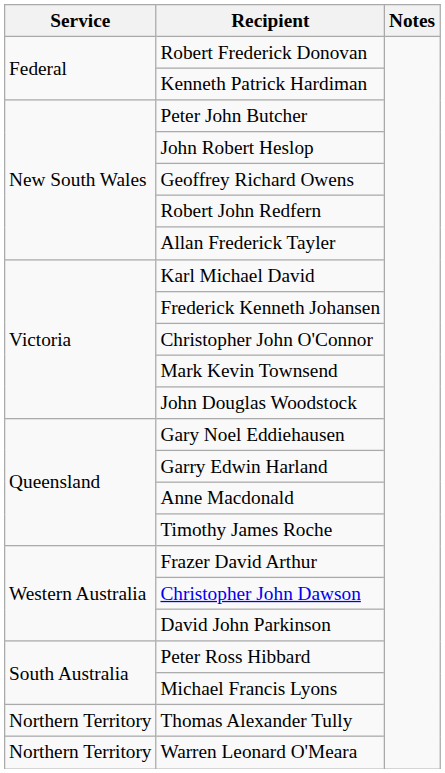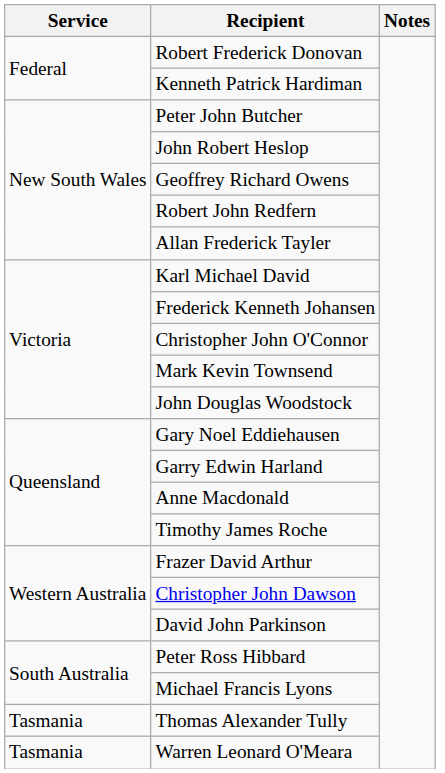(80, 720) Northern Territory -> (46, 720) Tasmania
(80, 752) Northern Territory -> (46, 752) Tasmania
